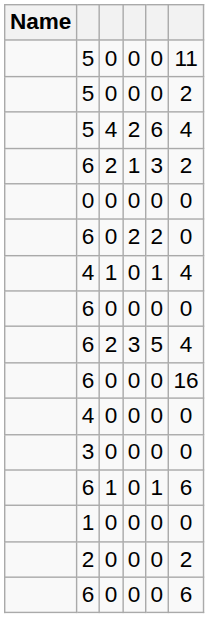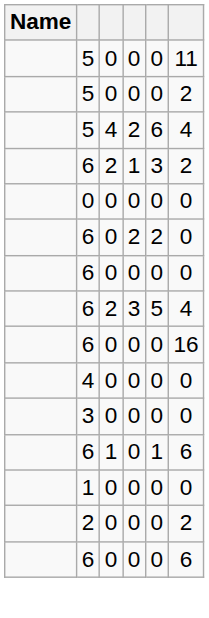- row: (88, 272)
